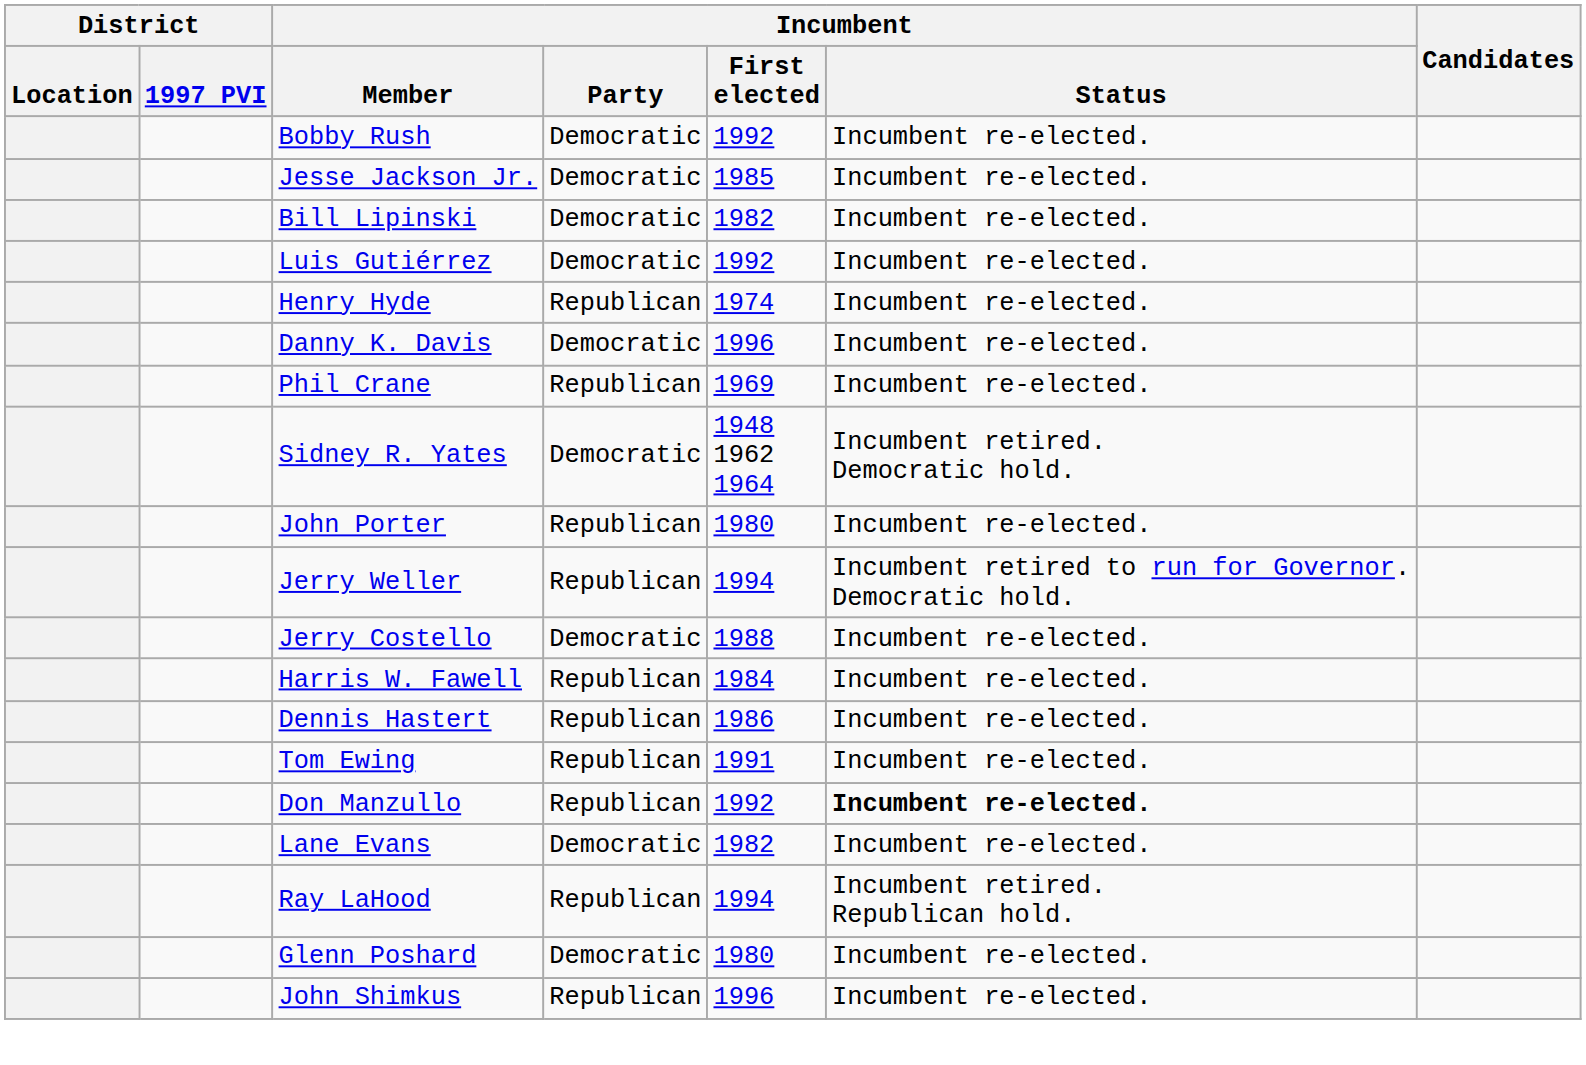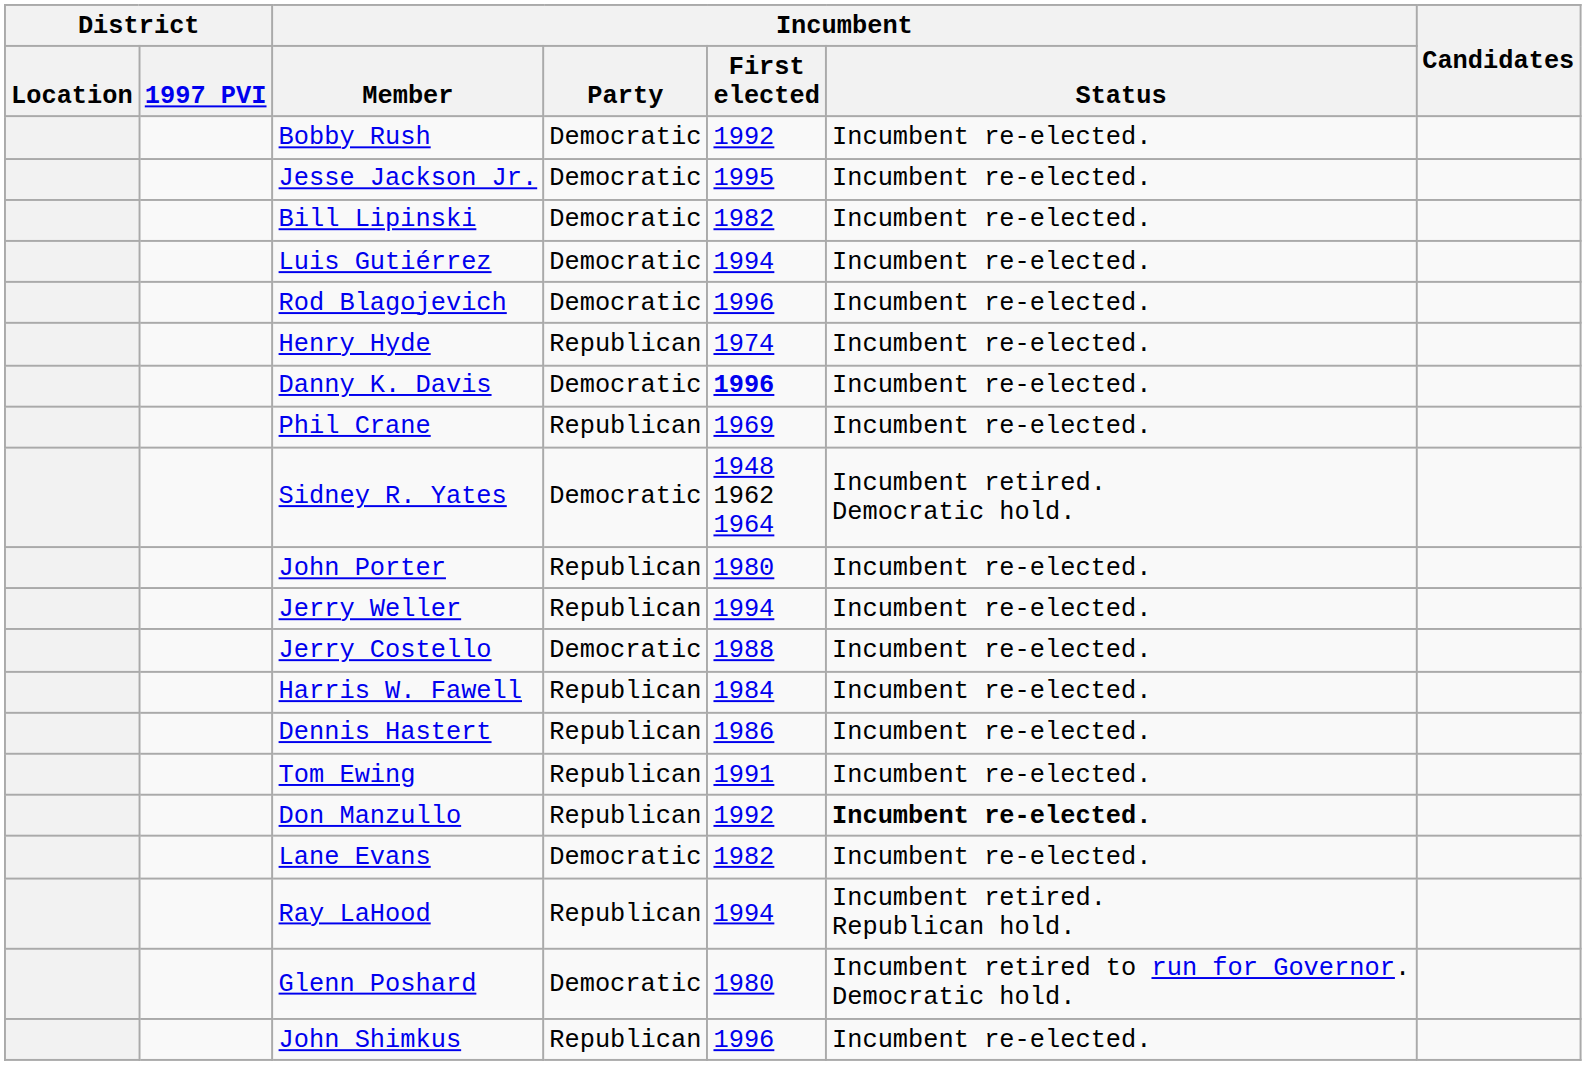(744, 179) 1985 -> (744, 179) 1995
(744, 261) 1992 -> (744, 261) 1994
+ row: (393, 303)
(744, 344) normal -> (744, 385) bold
(1121, 582) Incumbent retired to run for Governor. Democratic hold. -> (992, 609) Incumbent re-elected.
(992, 957) Incumbent re-elected. -> (1121, 984) Incumbent retired to run for Governor. Democratic hold.
